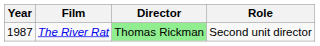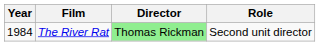(20, 31) 1987 -> (20, 31) 1984
